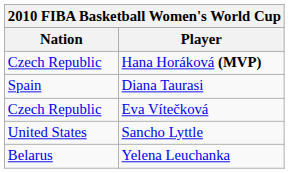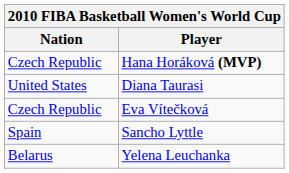(25, 86) Spain -> (47, 86) United States
(47, 132) United States -> (25, 132) Spain
